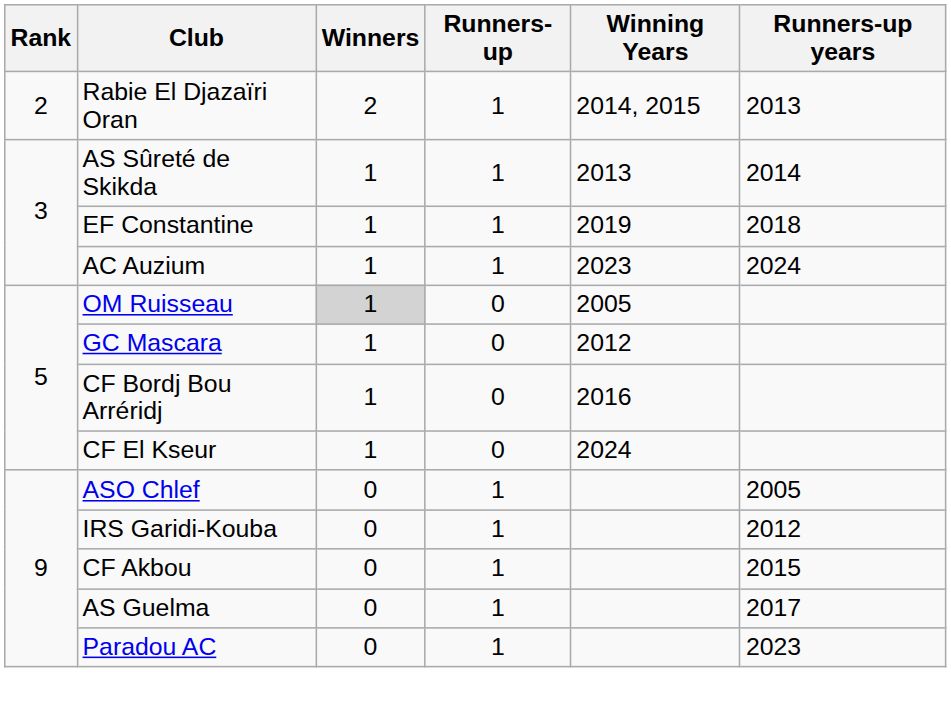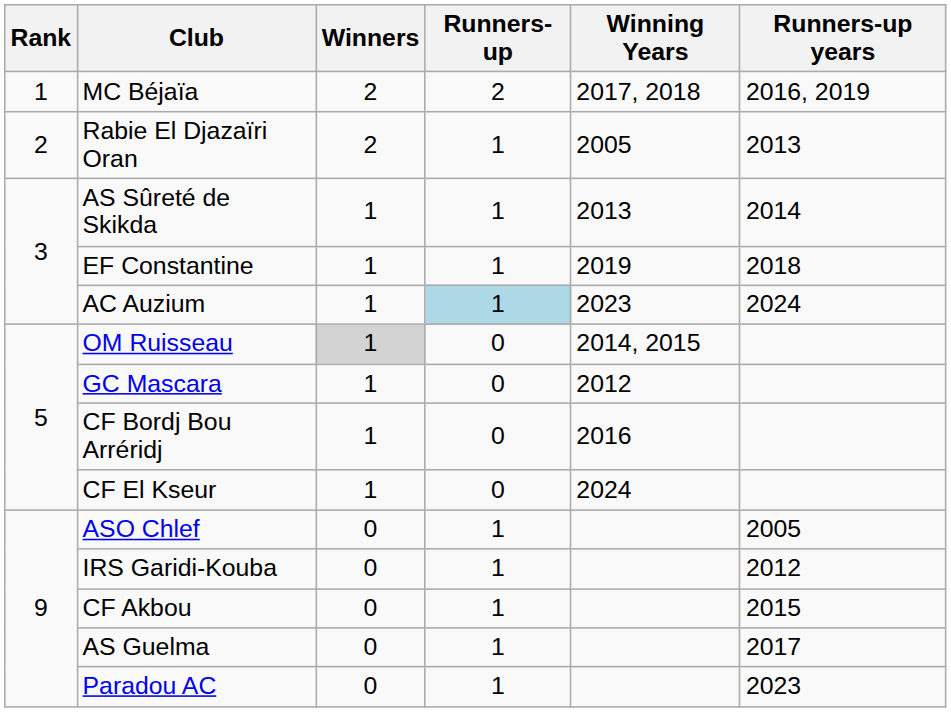+ row: (140, 91)
(638, 105) 2014, 2015 -> (604, 144) 2005
(498, 265) no background -> (498, 304) lightblue background
(604, 304) 2005 -> (638, 343) 2014, 2015
